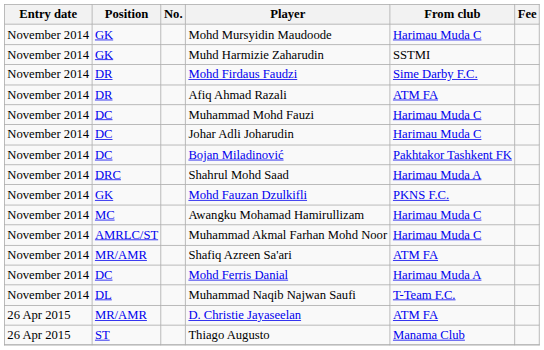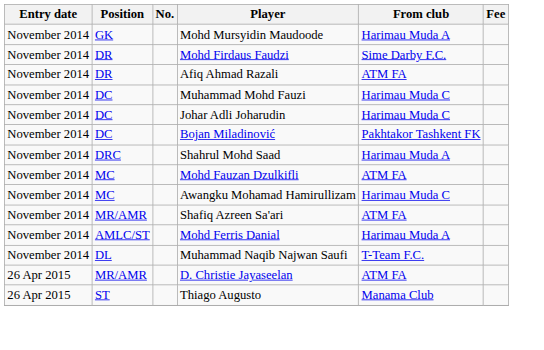(437, 34) Harimau Muda C -> (406, 34) Harimau Muda A
- row: (256, 54)
(104, 194) GK -> (105, 174) MC
(421, 194) PKNS F.C. -> (384, 174) ATM FA
- row: (288, 235)
(104, 275) DC -> (122, 235) AMLC/ST
